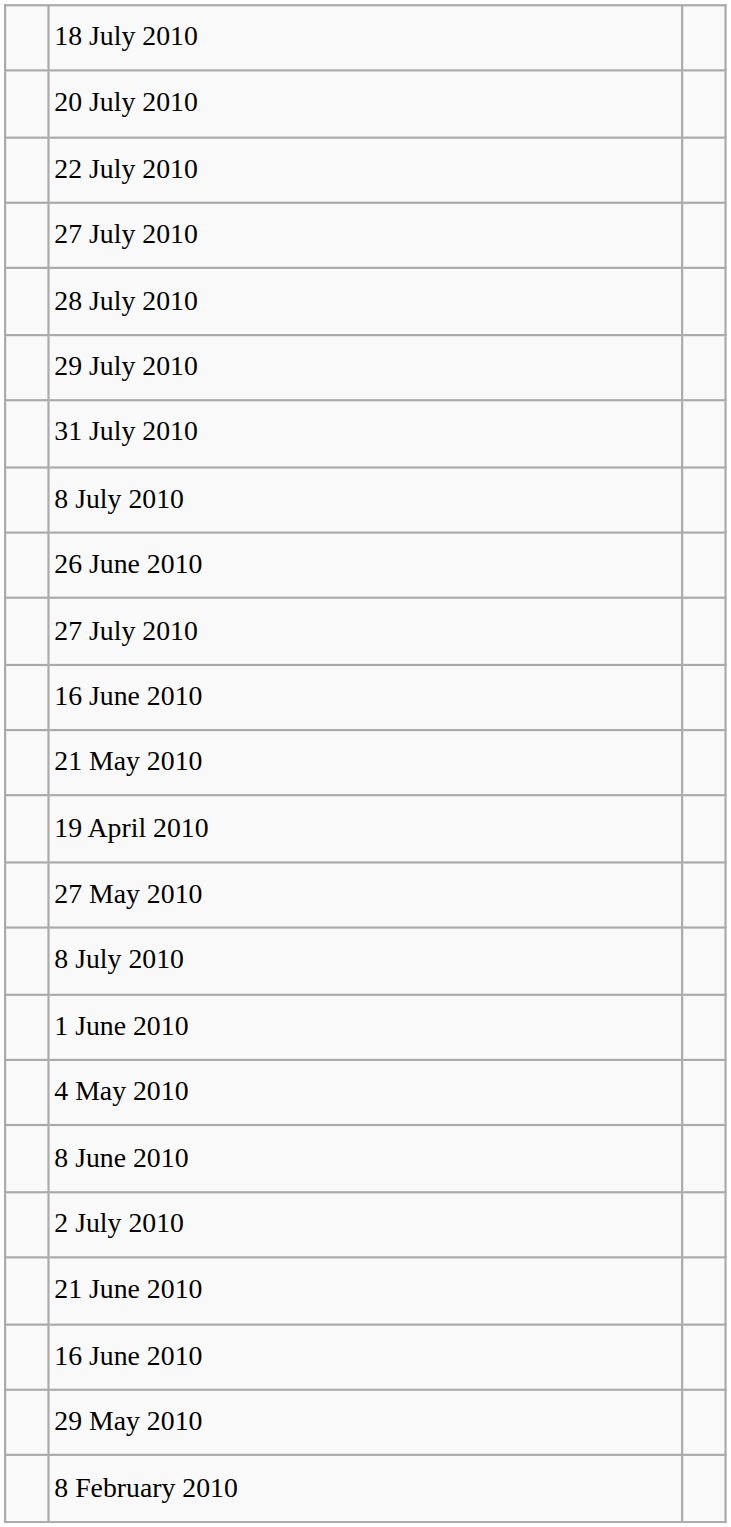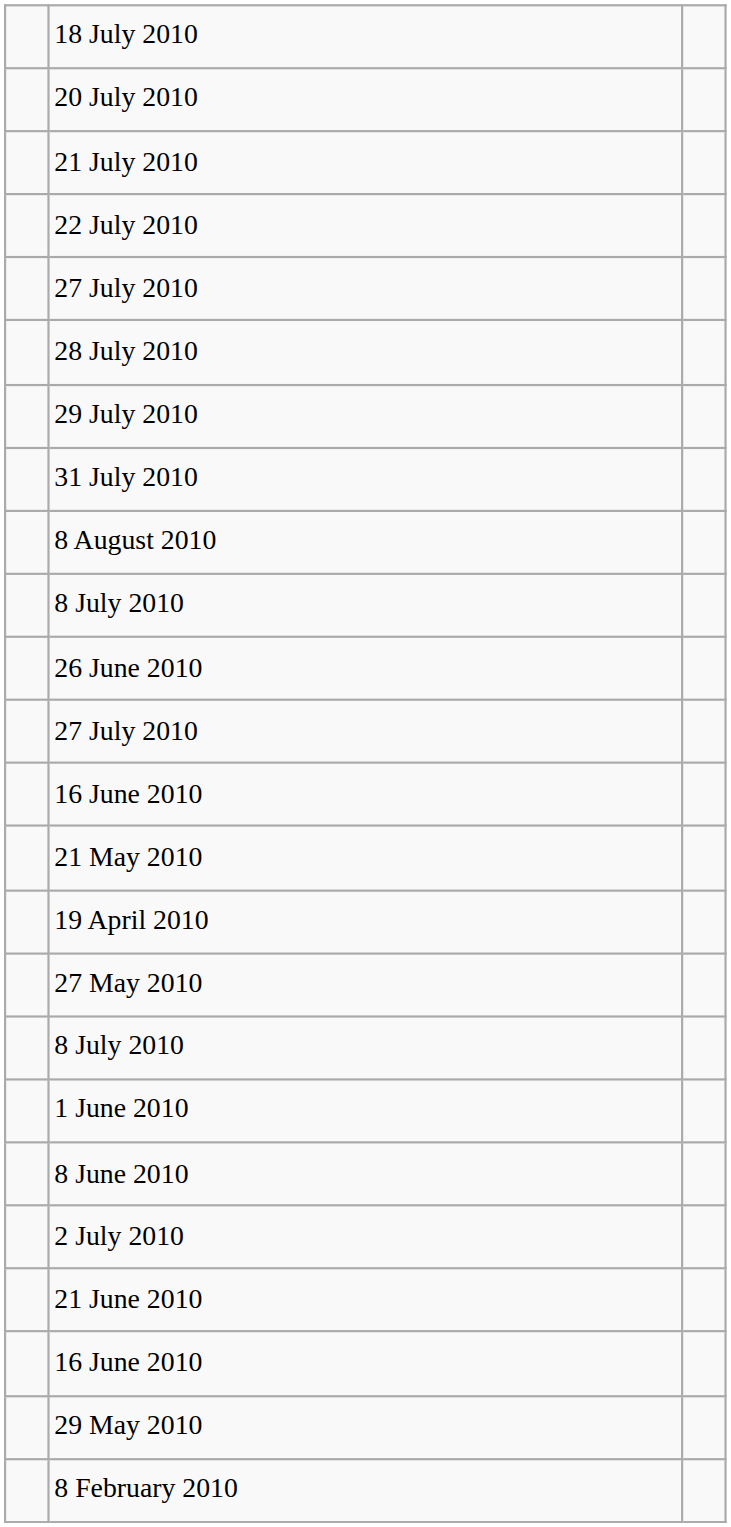+ row: (26, 163)
+ row: (26, 542)
- row: (26, 1093)
